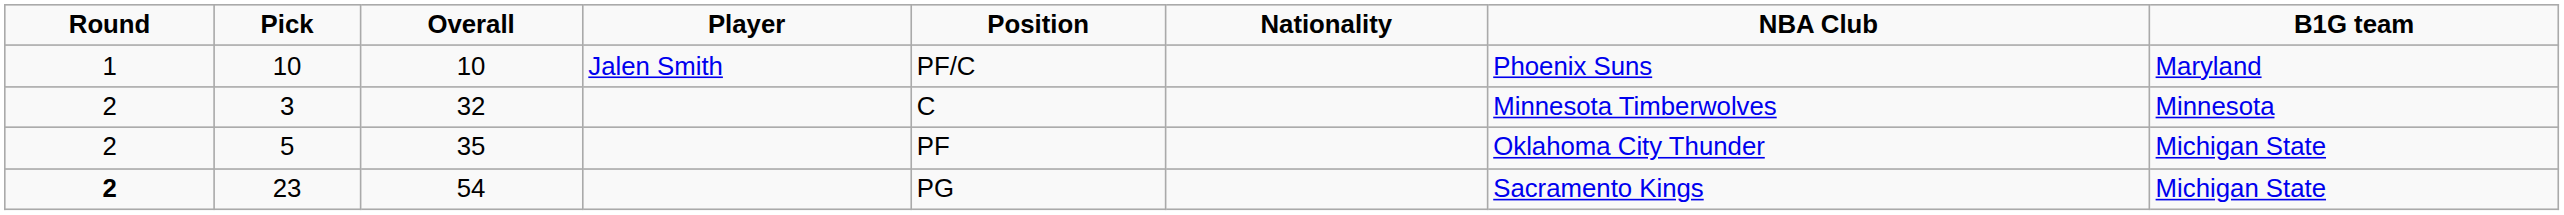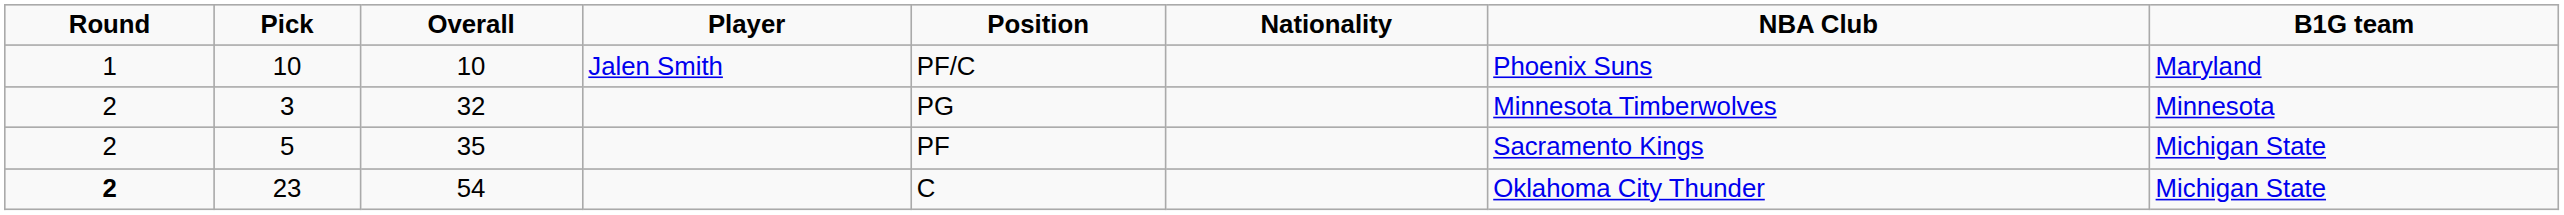(926, 106) C -> (935, 106) PG
(1629, 147) Oklahoma City Thunder -> (1598, 147) Sacramento Kings
(935, 188) PG -> (926, 188) C
(1598, 188) Sacramento Kings -> (1629, 188) Oklahoma City Thunder
